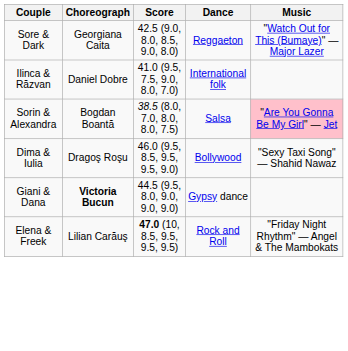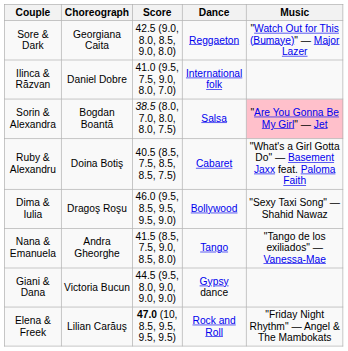+ row: (33, 163)
+ row: (33, 248)
(98, 197) bold -> (97, 287) normal
